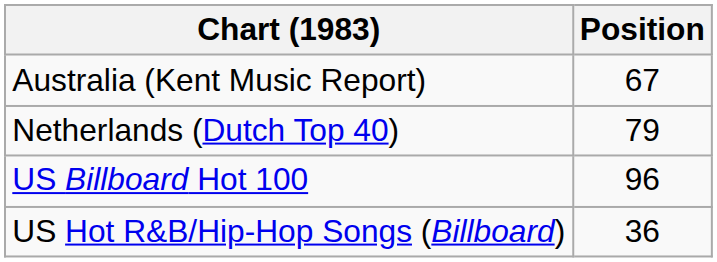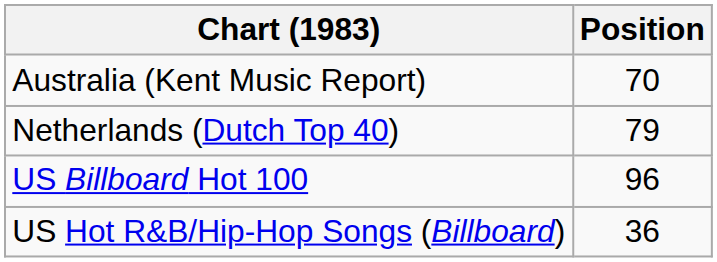(642, 79) 67 -> (642, 79) 70
